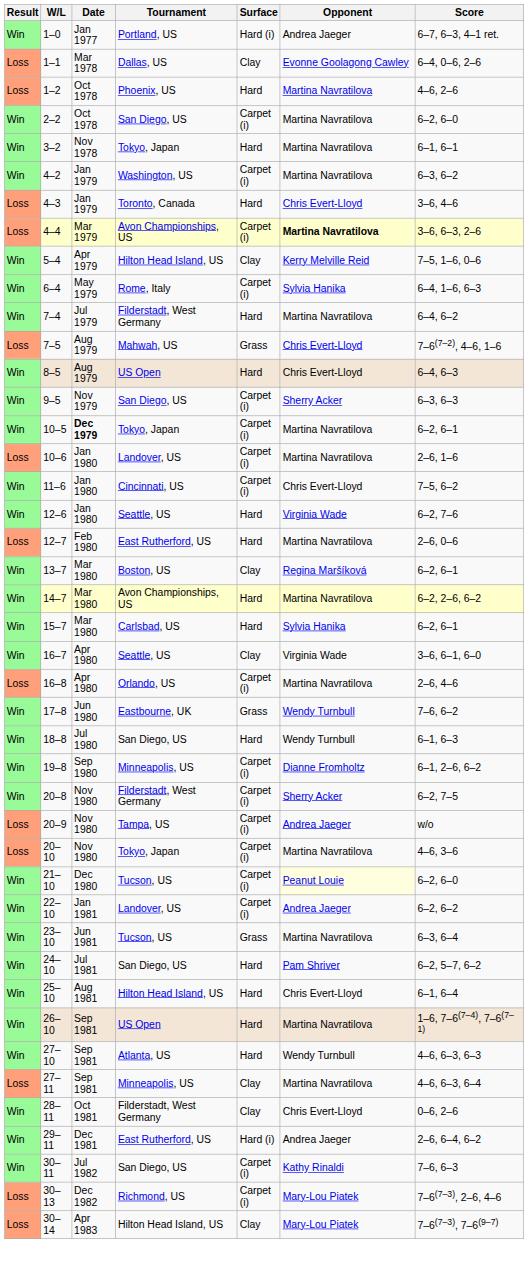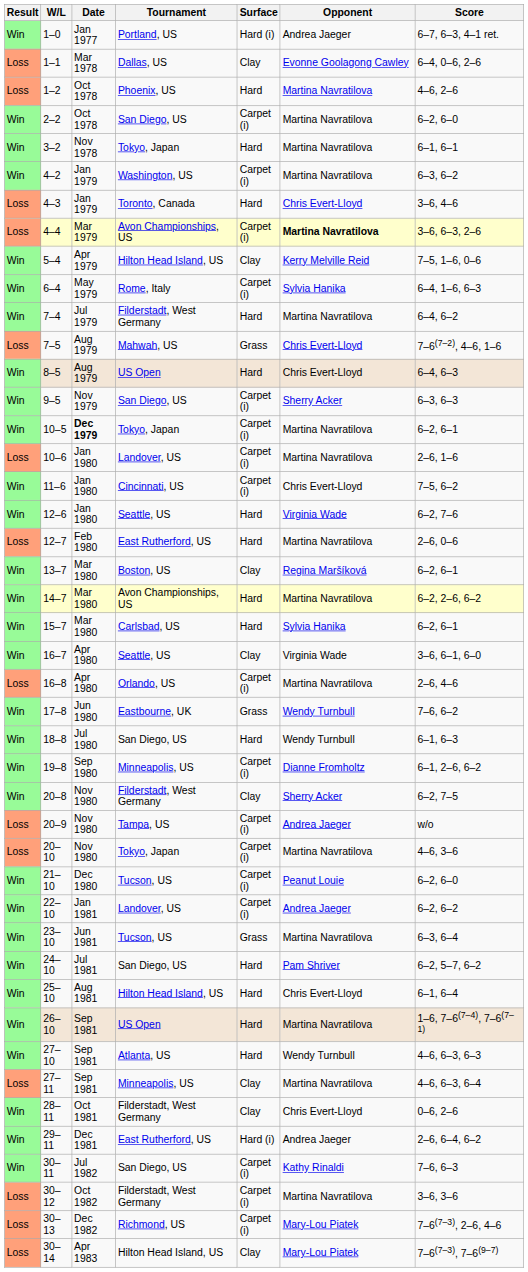(255, 796) Carpet (i) -> (250, 796) Clay
(313, 880) lightyellow background -> (313, 880) no background
+ row: (52, 1196)
